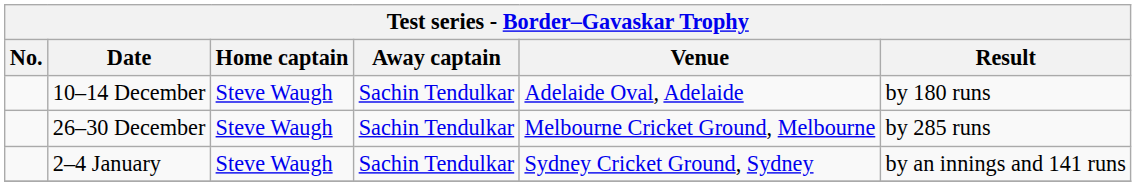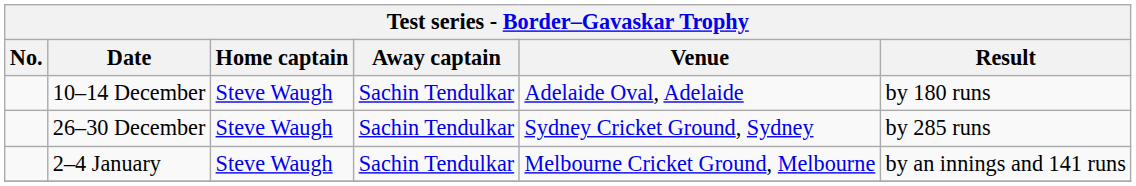(700, 127) Melbourne Cricket Ground, Melbourne -> (669, 127) Sydney Cricket Ground, Sydney
(669, 163) Sydney Cricket Ground, Sydney -> (700, 163) Melbourne Cricket Ground, Melbourne
